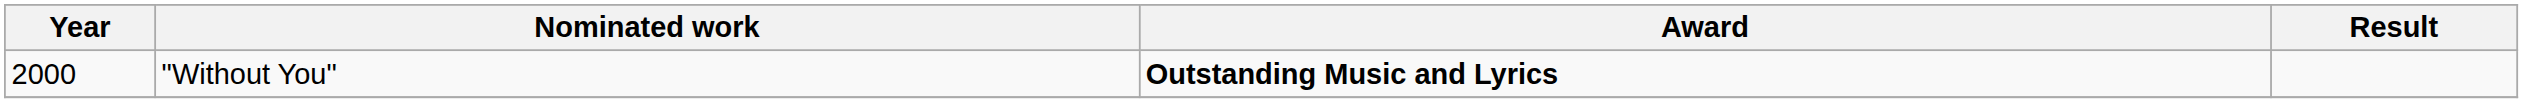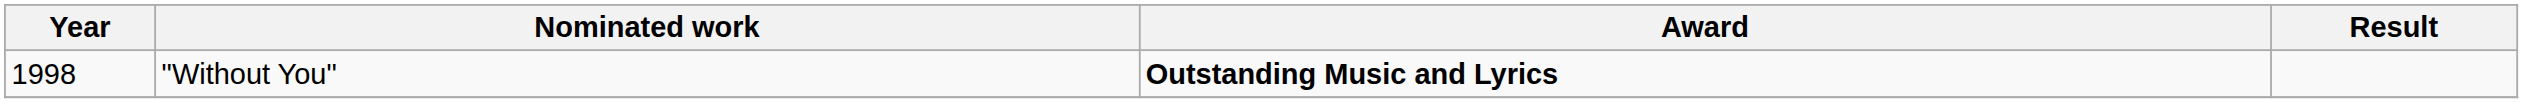(44, 73) 2000 -> (44, 73) 1998
